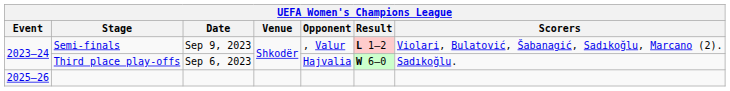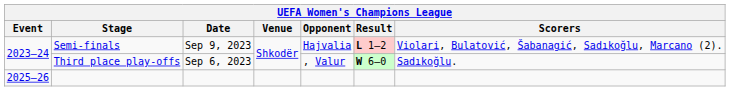(324, 45) , Valur -> (327, 45) Hajvalia
(327, 61) Hajvalia -> (324, 61) , Valur
